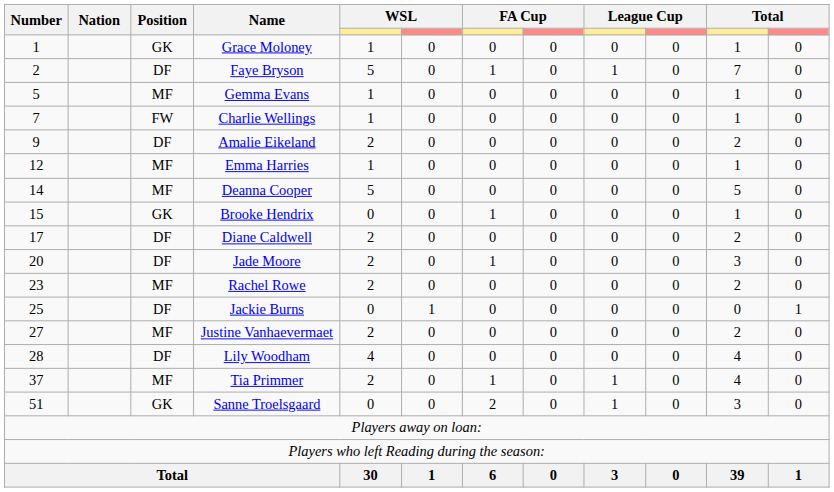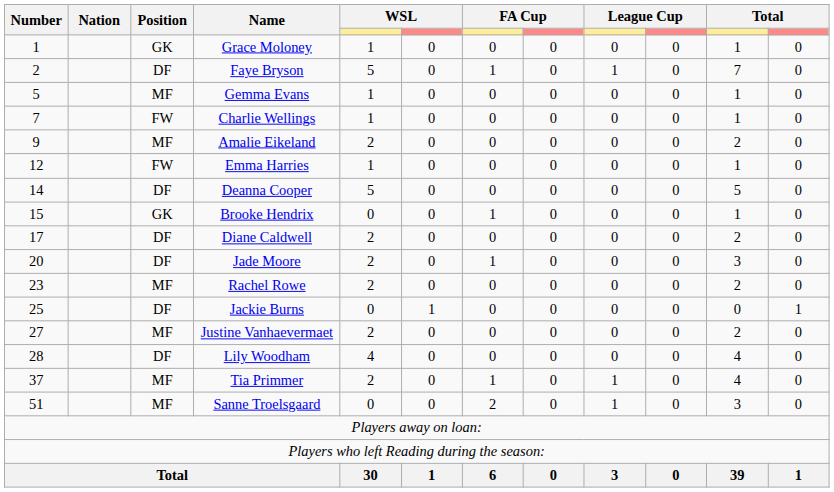(162, 142) DF -> (162, 142) MF
(162, 166) MF -> (162, 166) FW
(162, 189) MF -> (162, 189) DF
(162, 404) GK -> (162, 404) MF
